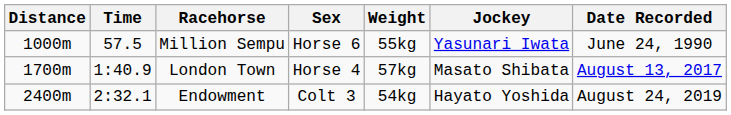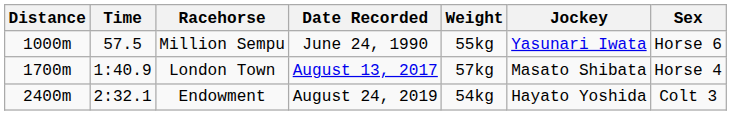columns swapped: (327, 18) <-> (649, 18)
